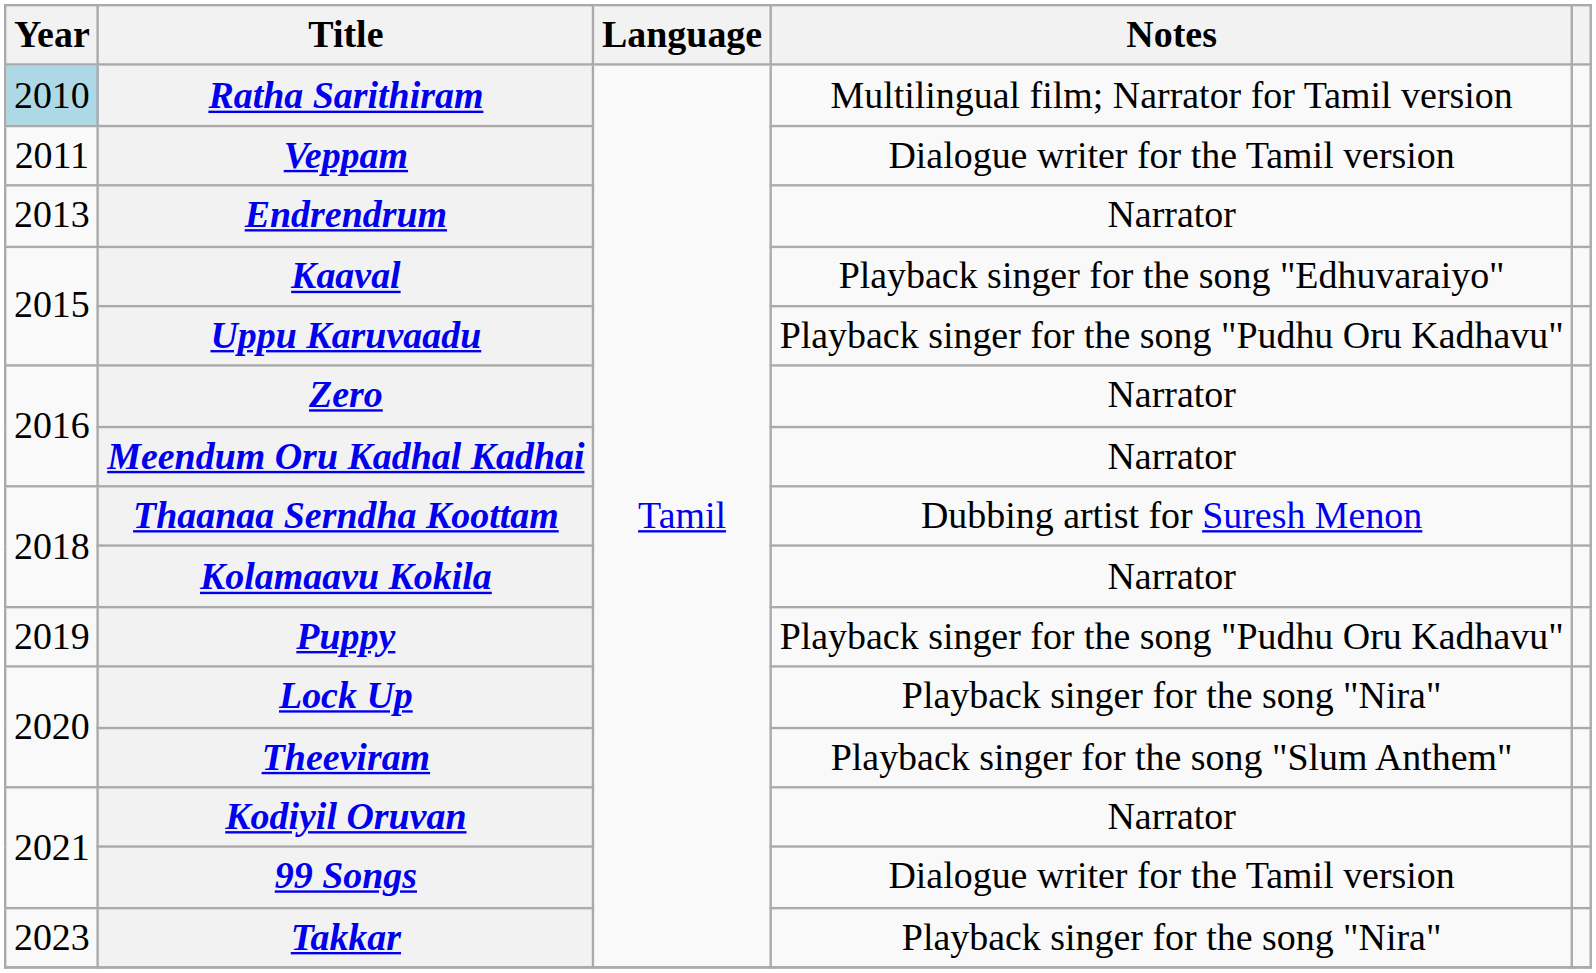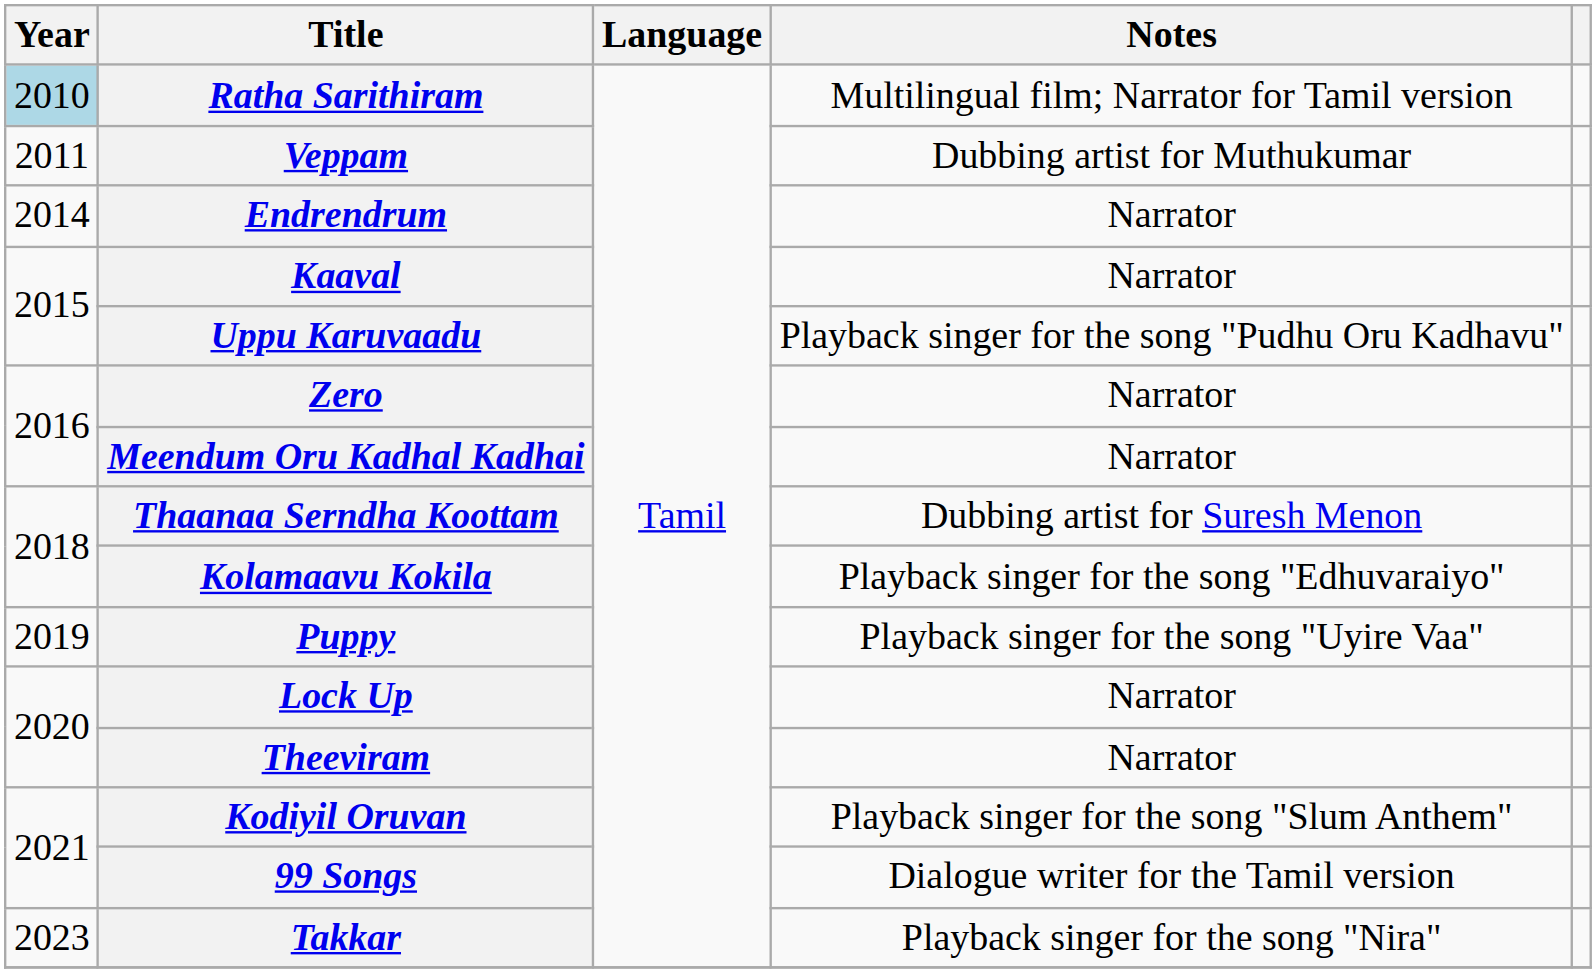(1172, 154) Dialogue writer for the Tamil version -> (1172, 154) Dubbing artist for Muthukumar
(52, 214) 2013 -> (52, 214) 2014
(1172, 275) Playback singer for the song "Edhuvaraiyo" -> (1172, 275) Narrator
(1172, 575) Narrator -> (1172, 575) Playback singer for the song "Edhuvaraiyo"
(1172, 635) Playback singer for the song "Pudhu Oru Kadhavu" -> (1172, 635) Playback singer for the song "Uyire Vaa"
(1172, 696) Playback singer for the song "Nira" -> (1172, 696) Narrator
(1172, 756) Playback singer for the song "Slum Anthem" -> (1172, 756) Narrator
(1172, 816) Narrator -> (1172, 816) Playback singer for the song "Slum Anthem"
